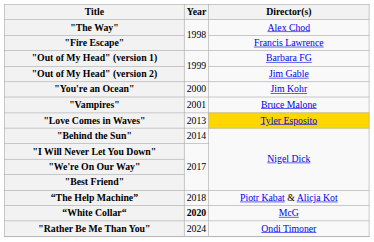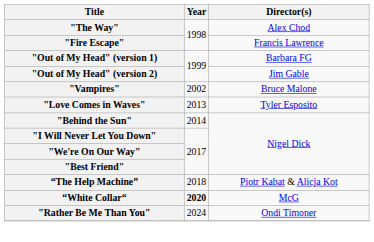- row: (94, 89)
(196, 105) 2001 -> (196, 89) 2002
(289, 120) gold background -> (289, 105) no background
